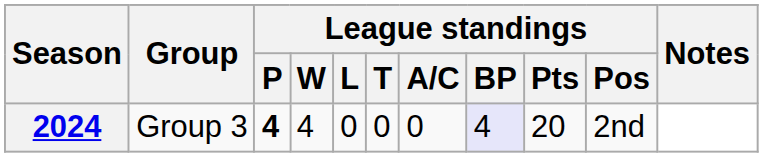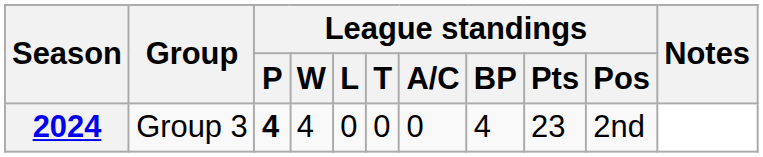(482, 126) lavender background -> (482, 126) no background
(548, 126) 20 -> (548, 126) 23
